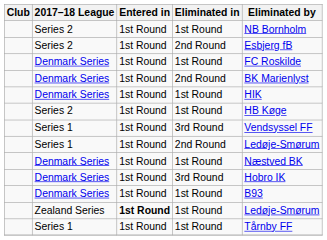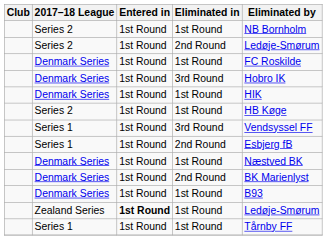(268, 45) Esbjerg fB -> (282, 45) Ledøje-Smørum
rows swapped: (72, 78) <-> (72, 177)
(282, 144) Ledøje-Smørum -> (268, 144) Esbjerg fB
